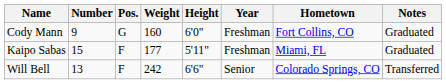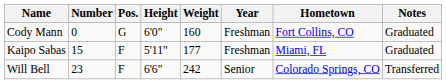columns swapped: (202, 13) <-> (162, 13)
(74, 32) 9 -> (74, 32) 0
(77, 69) 13 -> (77, 69) 23
